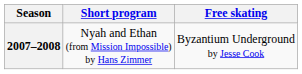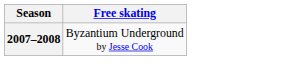- column: (119, 13)
